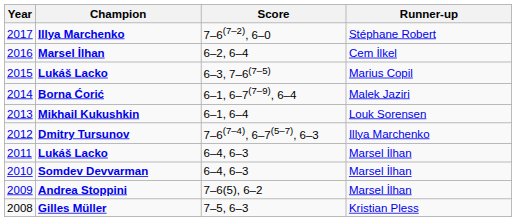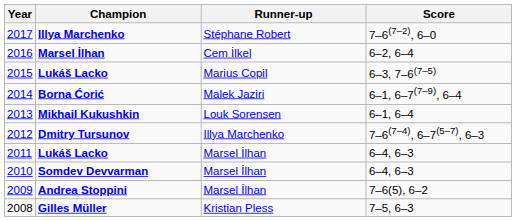columns swapped: (429, 14) <-> (274, 14)
